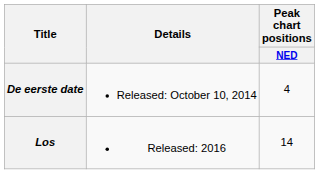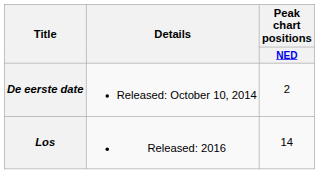(287, 89) 4 -> (287, 89) 2
